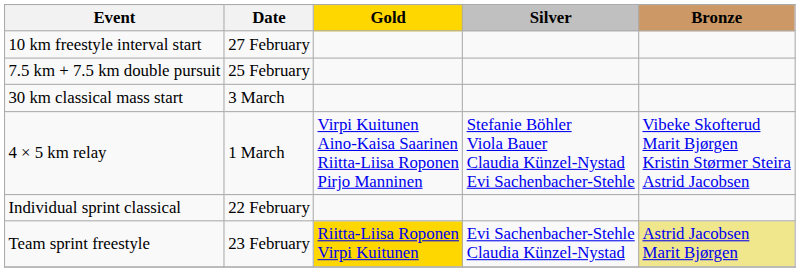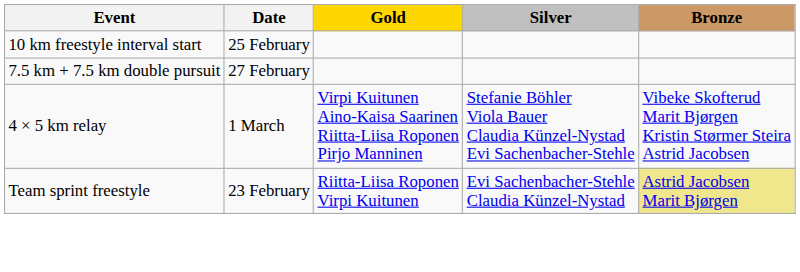(269, 44) 27 February -> (269, 44) 25 February
(269, 71) 25 February -> (269, 71) 27 February
- row: (96, 97)
- row: (95, 207)
(388, 243) gold background -> (388, 190) no background
